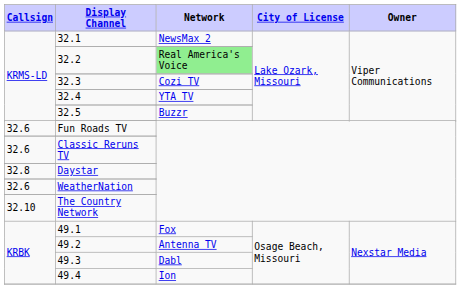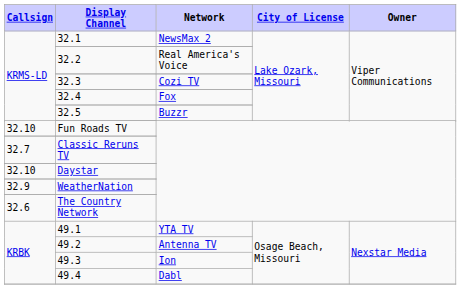(199, 60) lightgreen background -> (199, 60) no background
(176, 97) YTA TV -> (167, 97) Fox
(18, 128) 32.6 -> (21, 128) 32.10
(18, 150) 32.6 -> (18, 150) 32.7
(18, 171) 32.8 -> (21, 171) 32.10
(18, 187) 32.6 -> (18, 187) 32.9
(21, 208) 32.10 -> (18, 208) 32.6
(167, 229) Fox -> (176, 229) YTA TV
(170, 260) Dabl -> (167, 260) Ion
(167, 276) Ion -> (170, 276) Dabl
